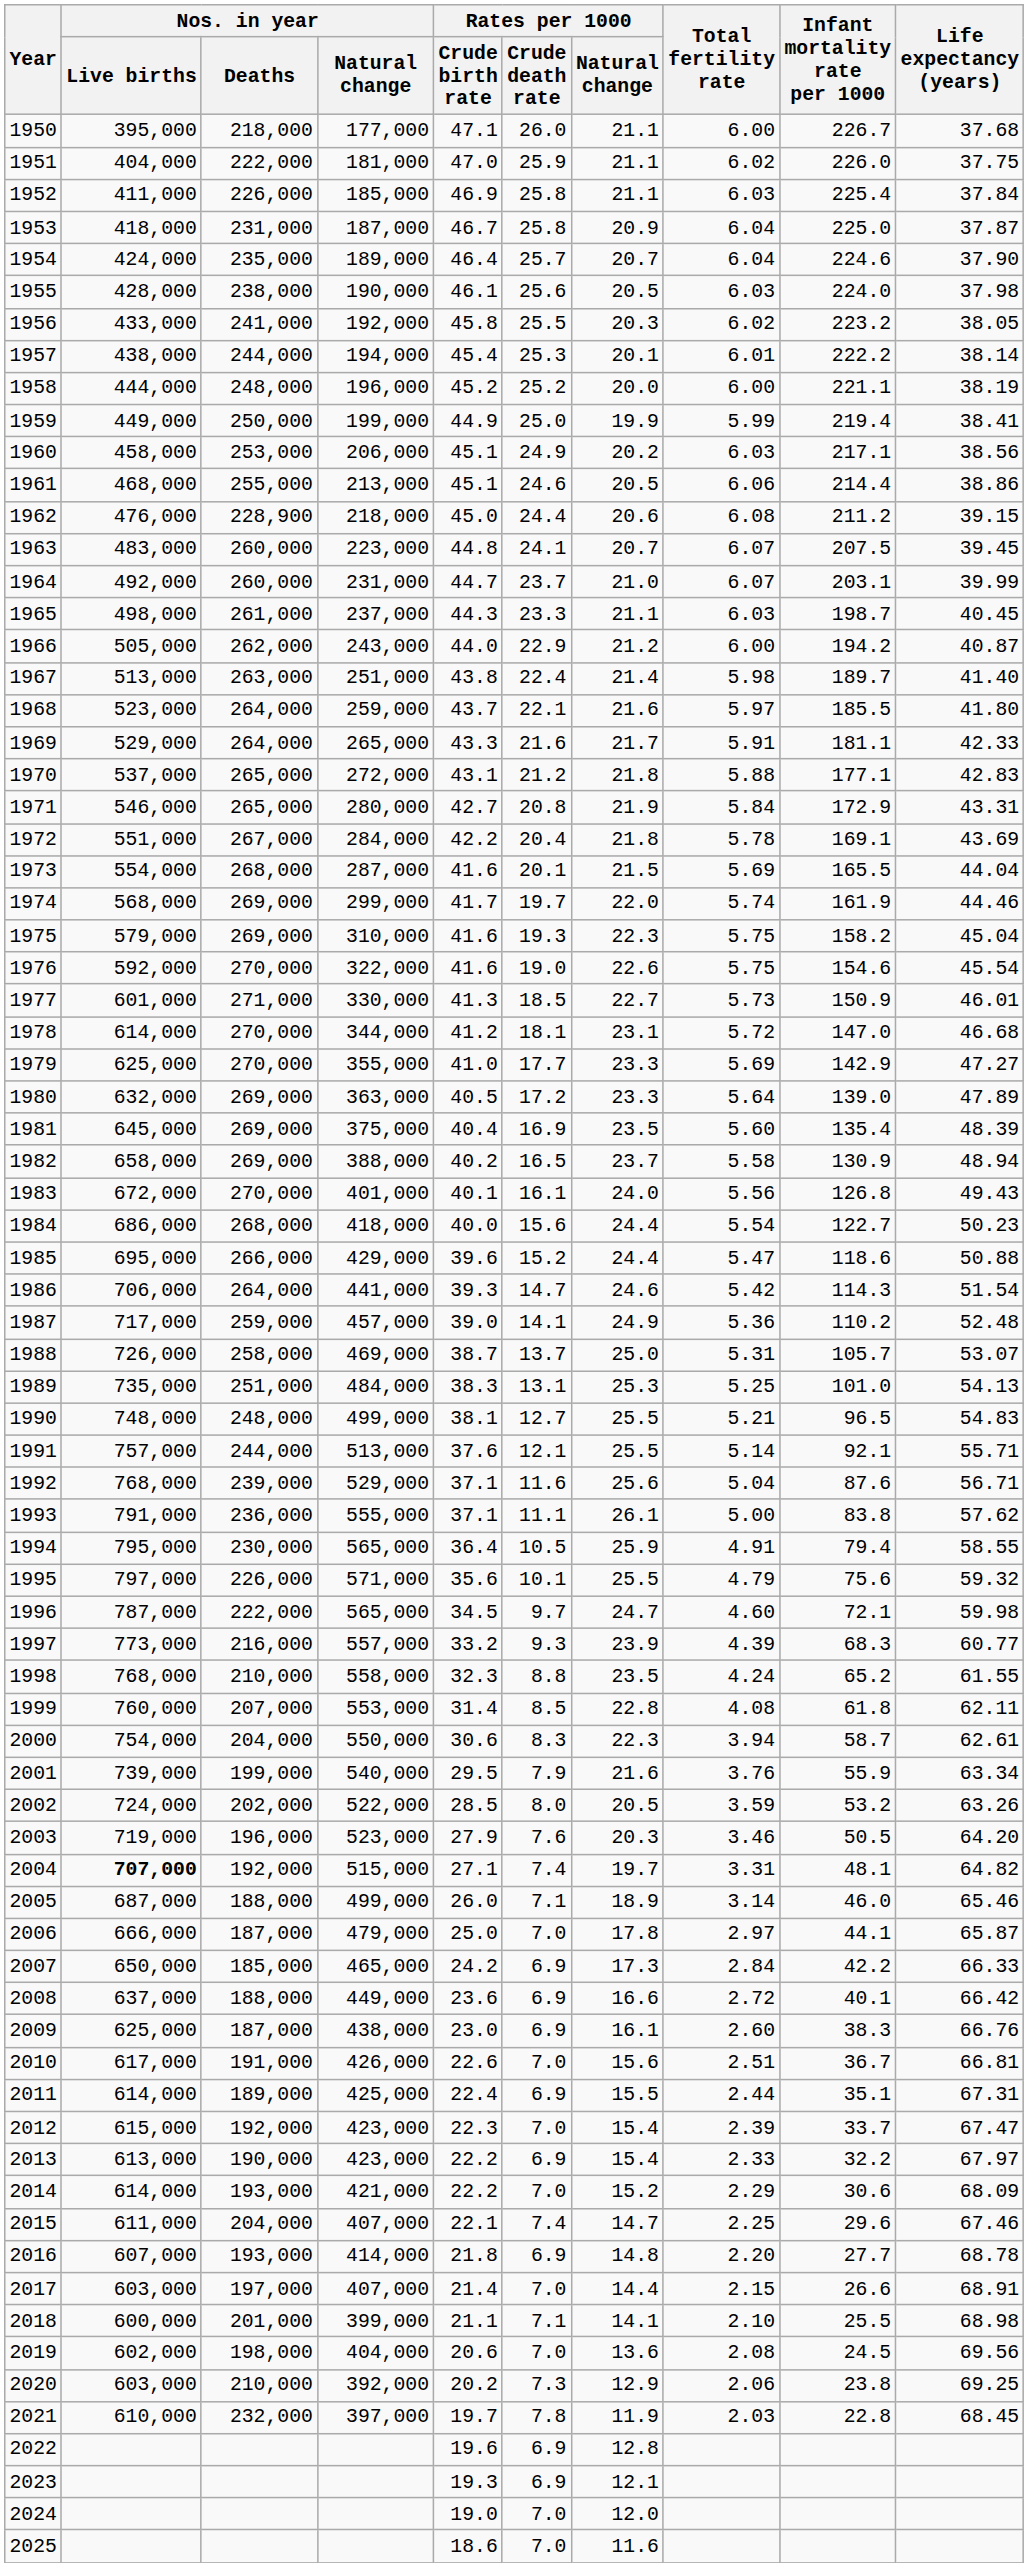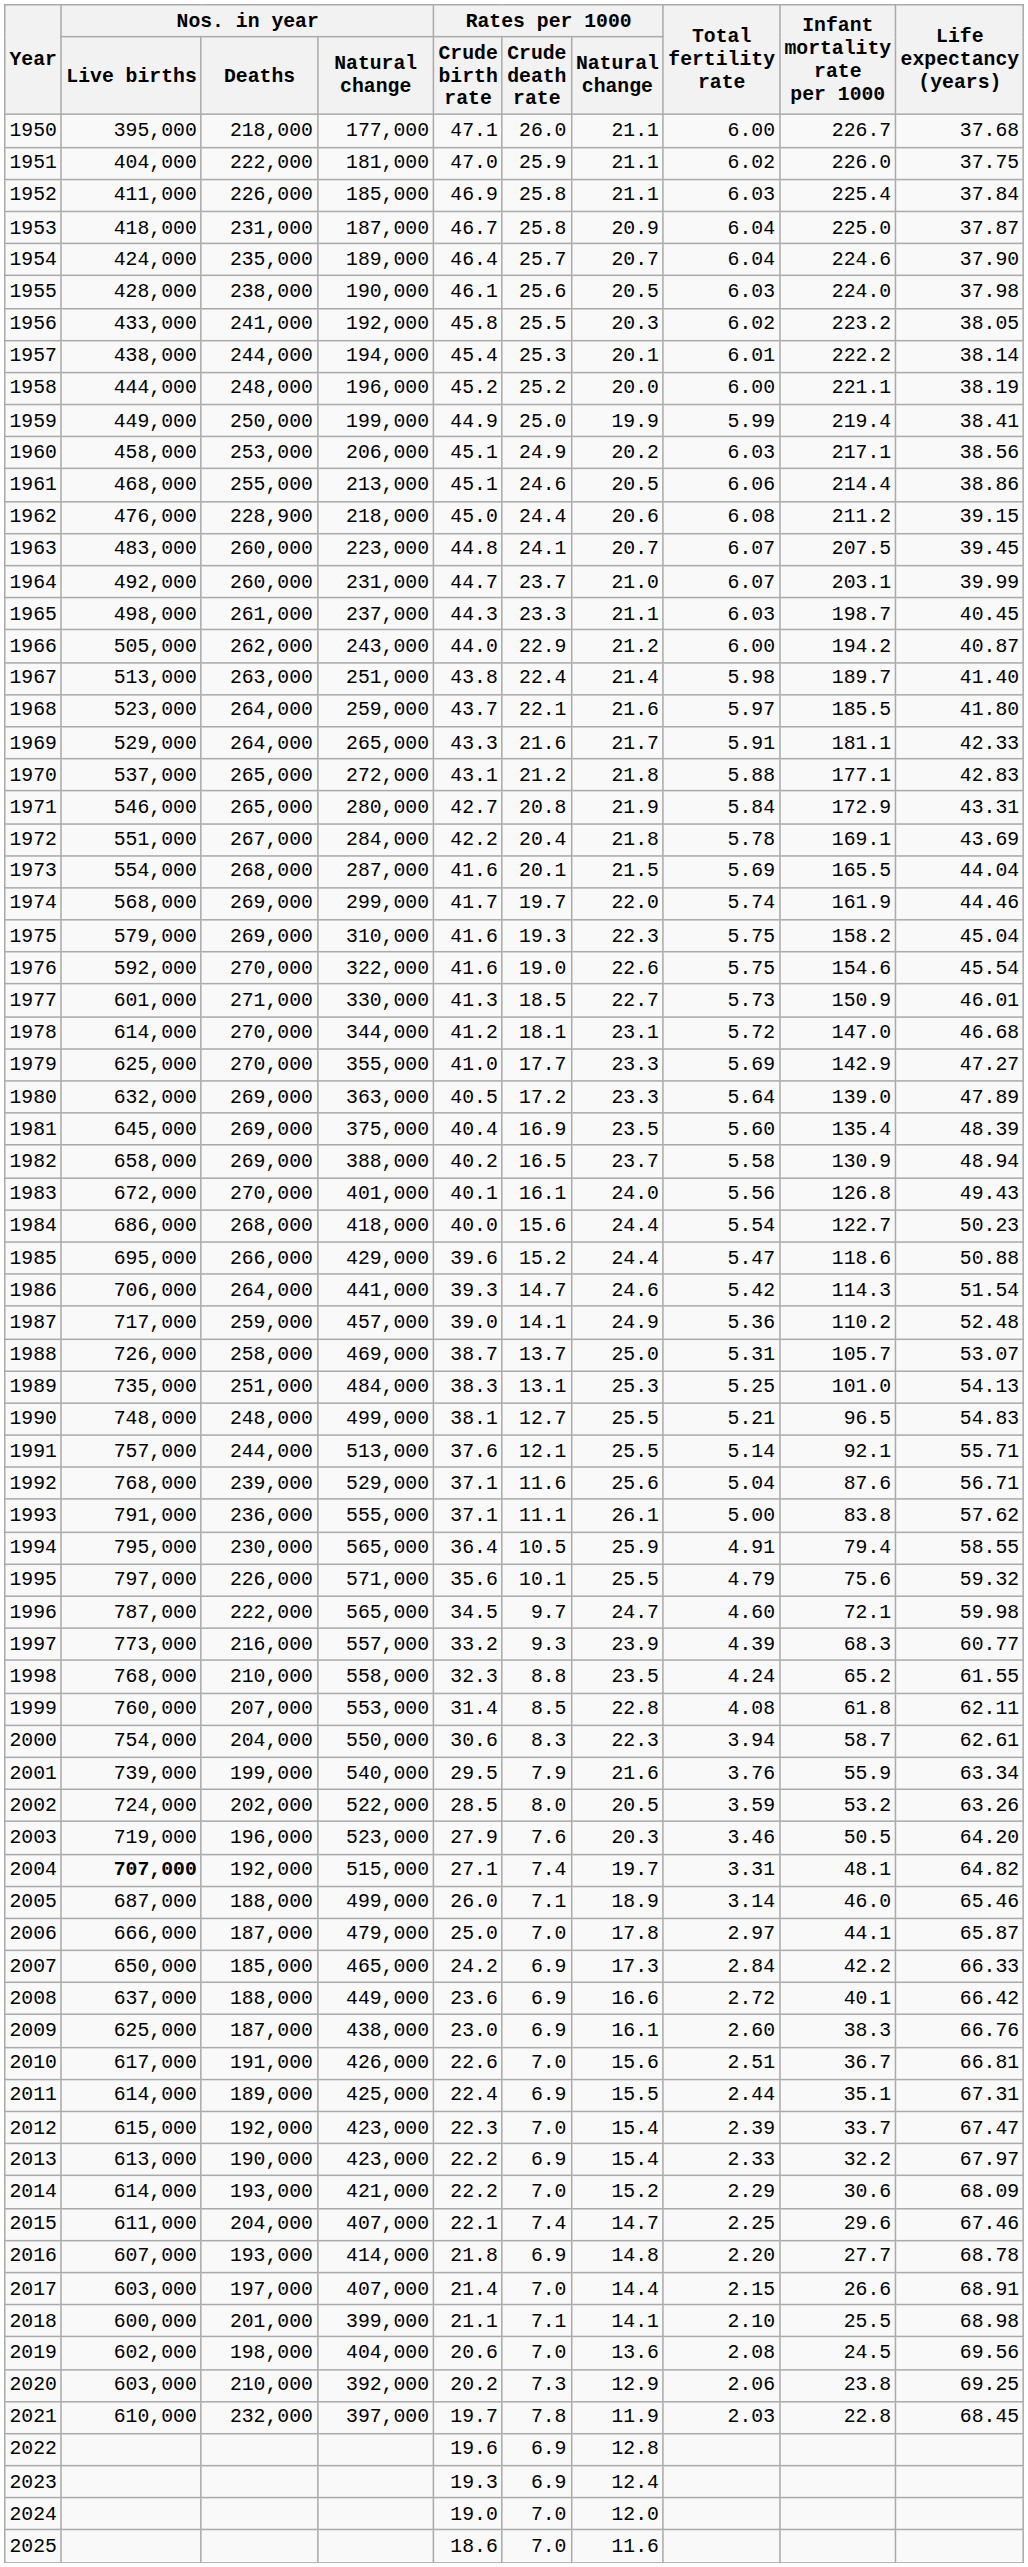(635, 2482) 12.1 -> (635, 2482) 12.4
